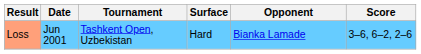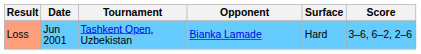columns swapped: (209, 12) <-> (288, 12)
